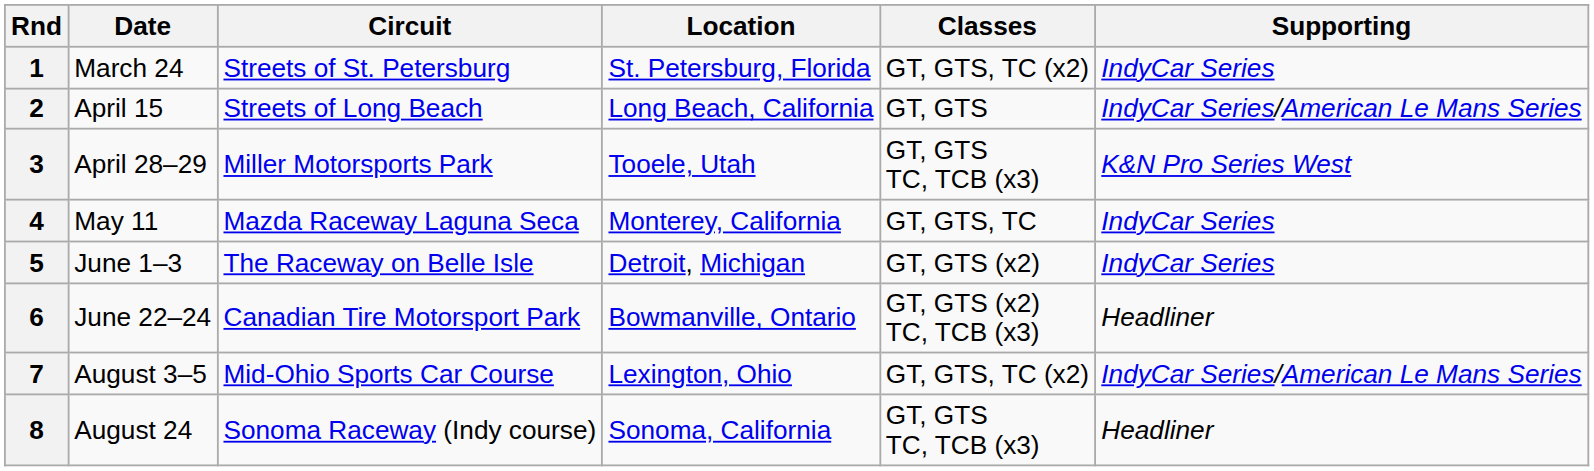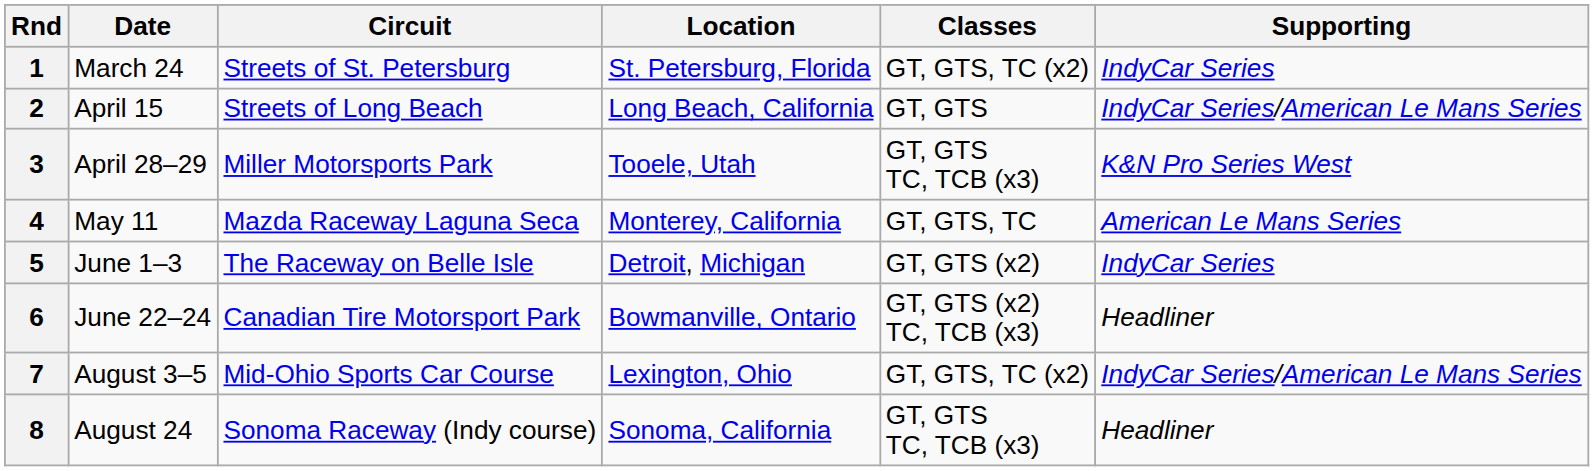(1188, 221) IndyCar Series -> (1251, 221) American Le Mans Series
